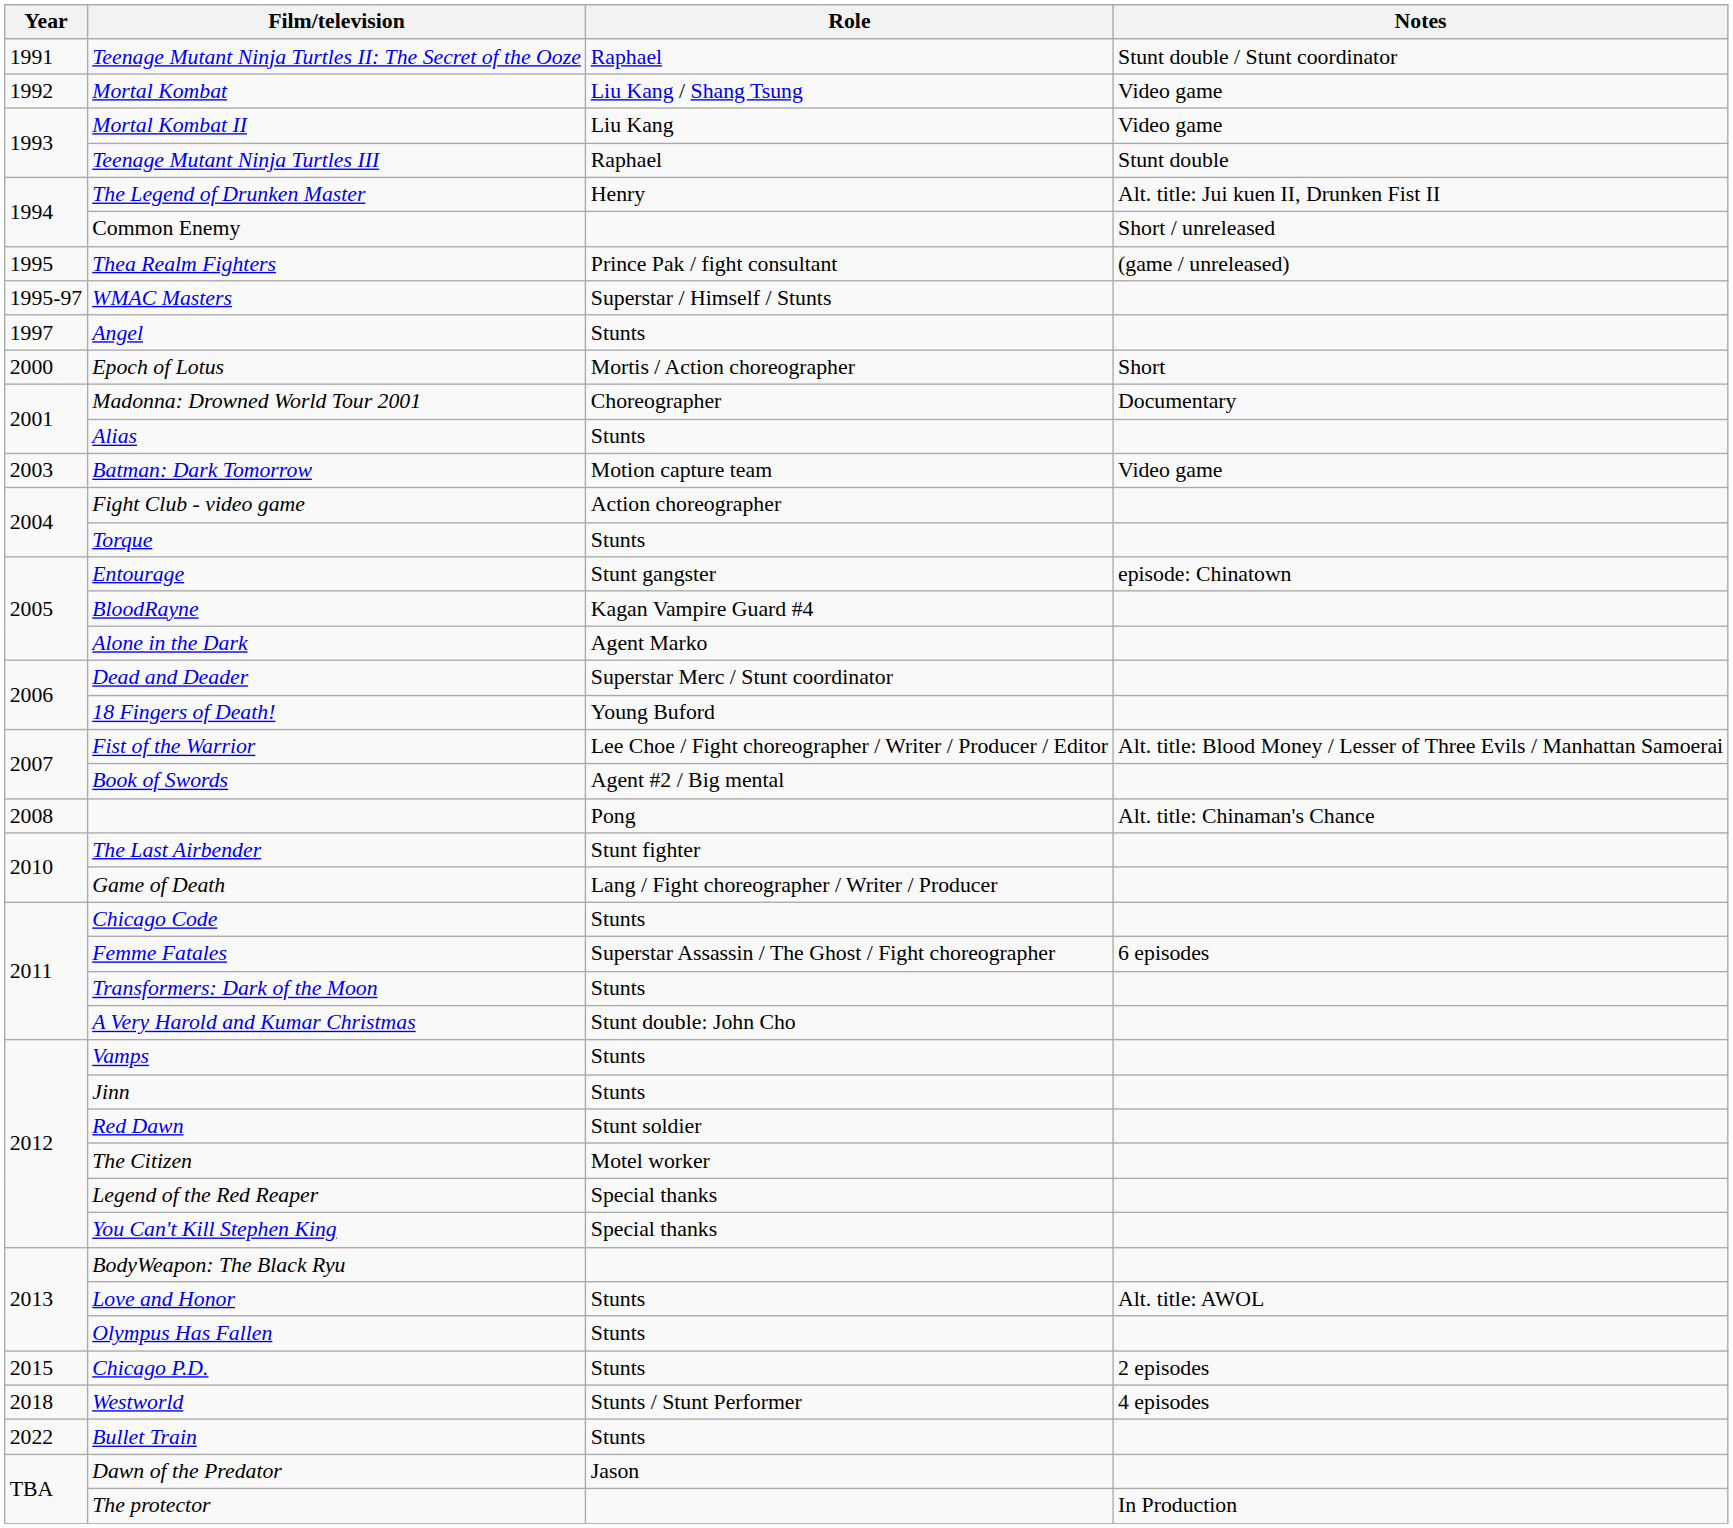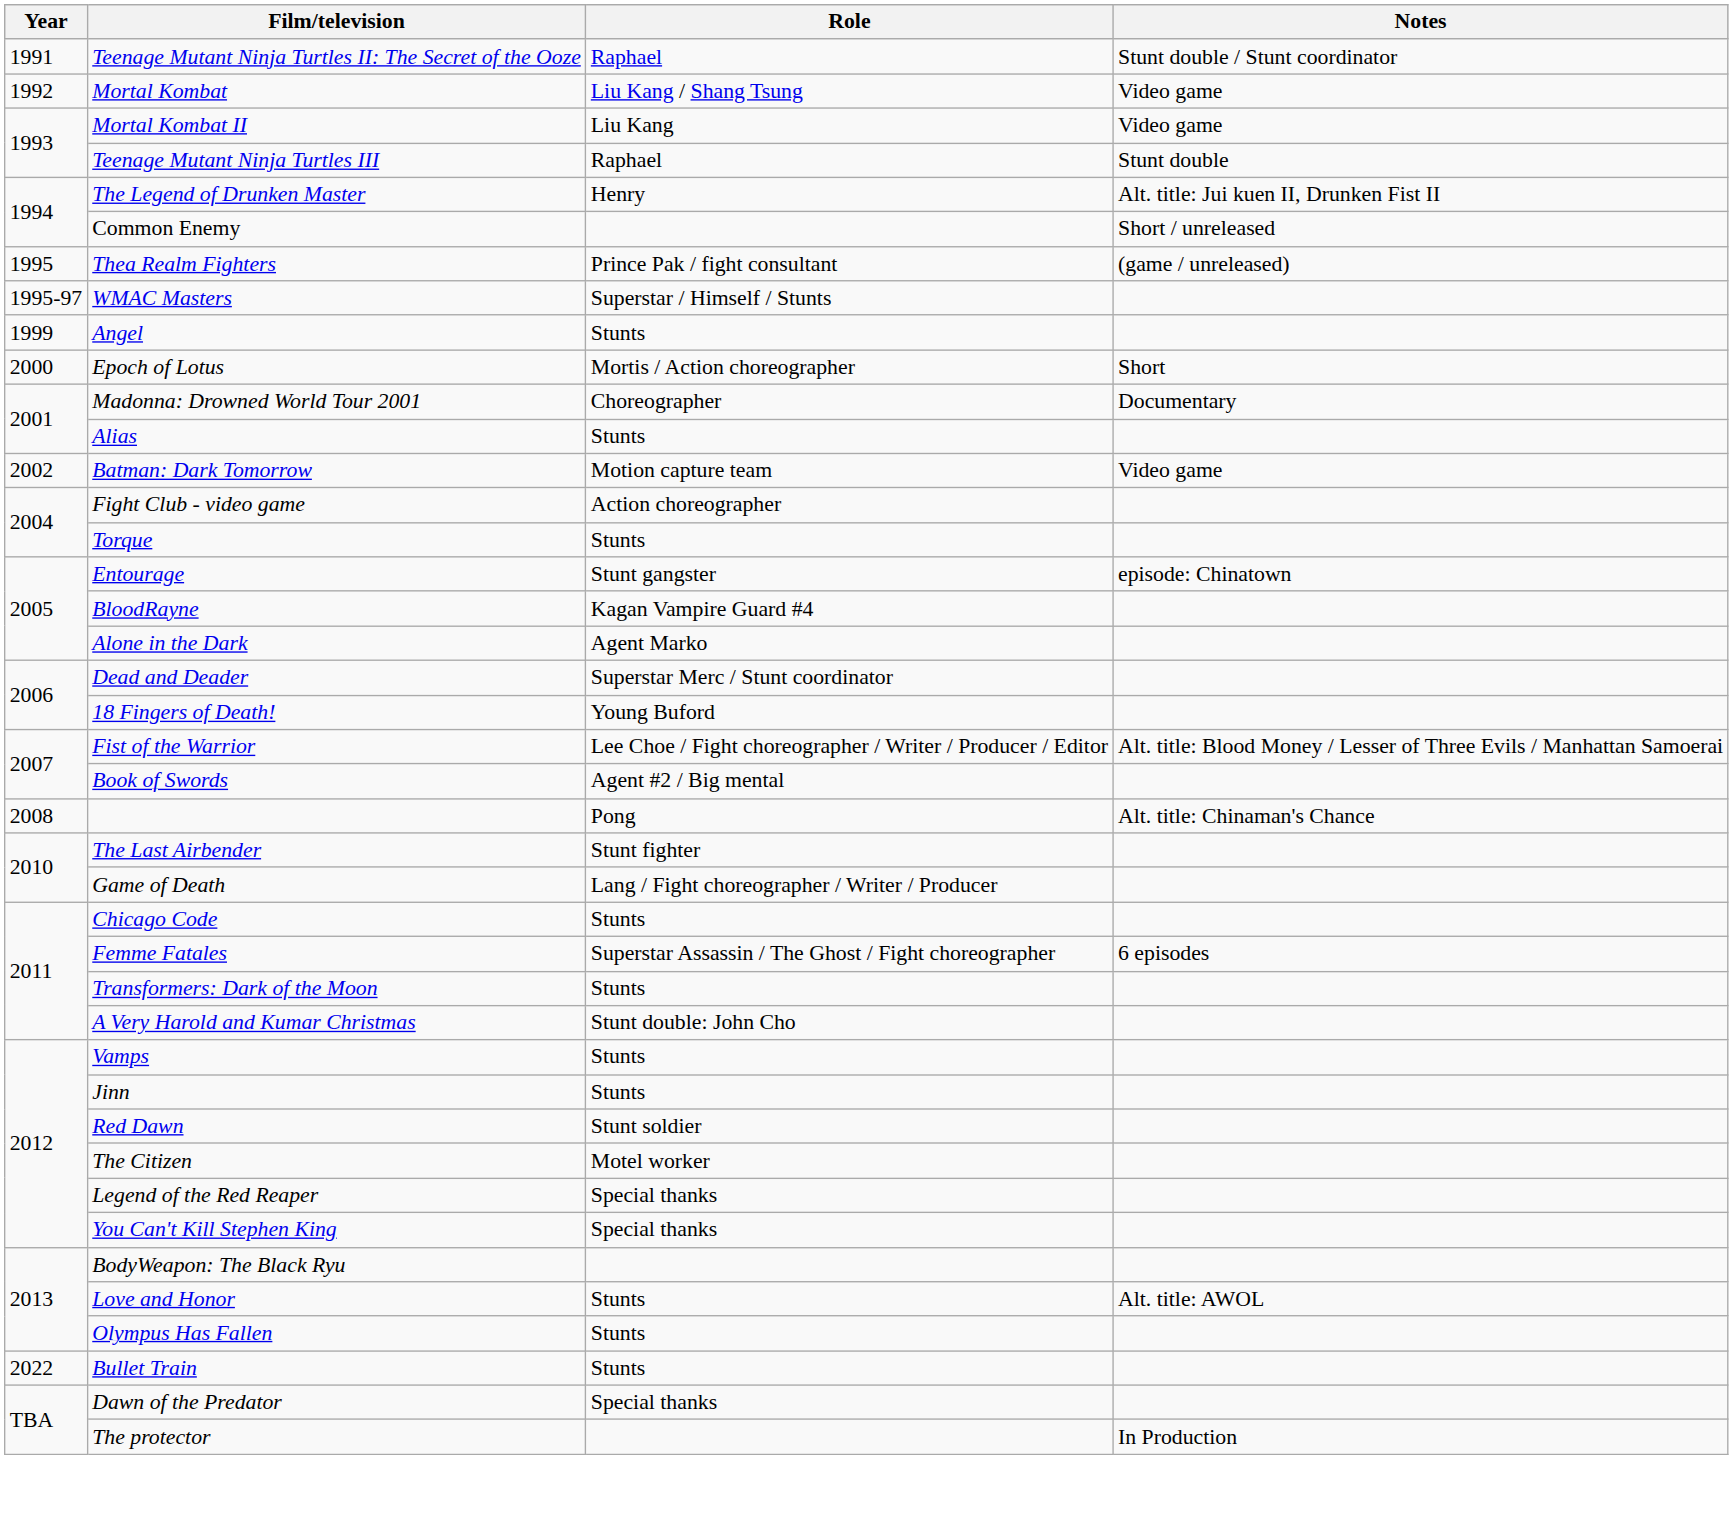(31, 332) 1997 -> (31, 332) 1999
(31, 470) 2003 -> (31, 470) 2002
- row: (150, 1367)
- row: (138, 1402)
(615, 1471) Jason -> (654, 1402) Special thanks
